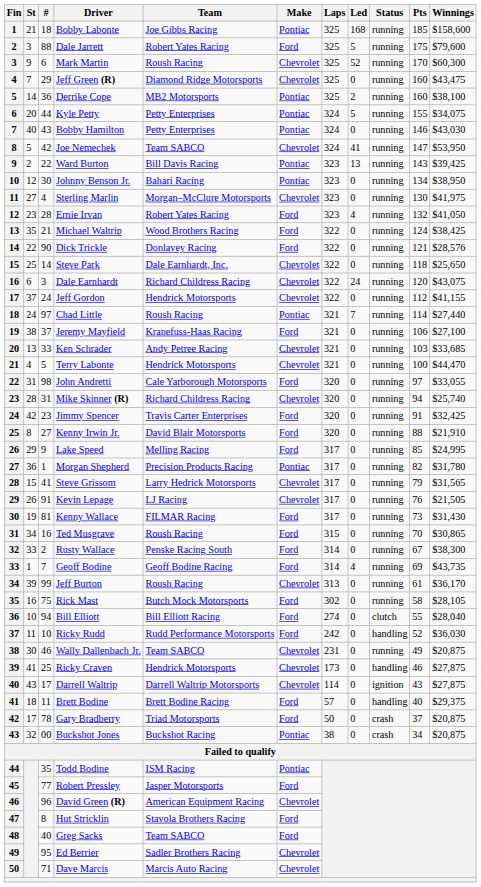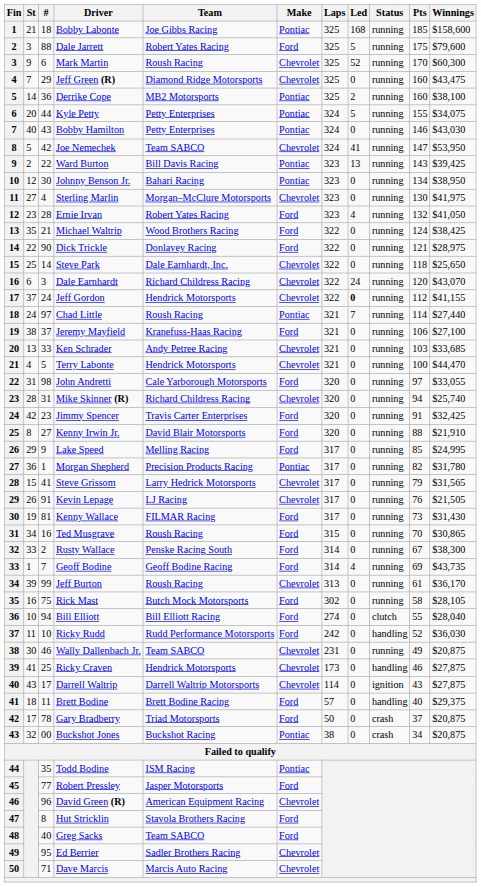(449, 248) $28,576 -> (449, 248) $28,975
(449, 281) $43,075 -> (449, 281) $43,070
(353, 298) normal -> (353, 298) bold
